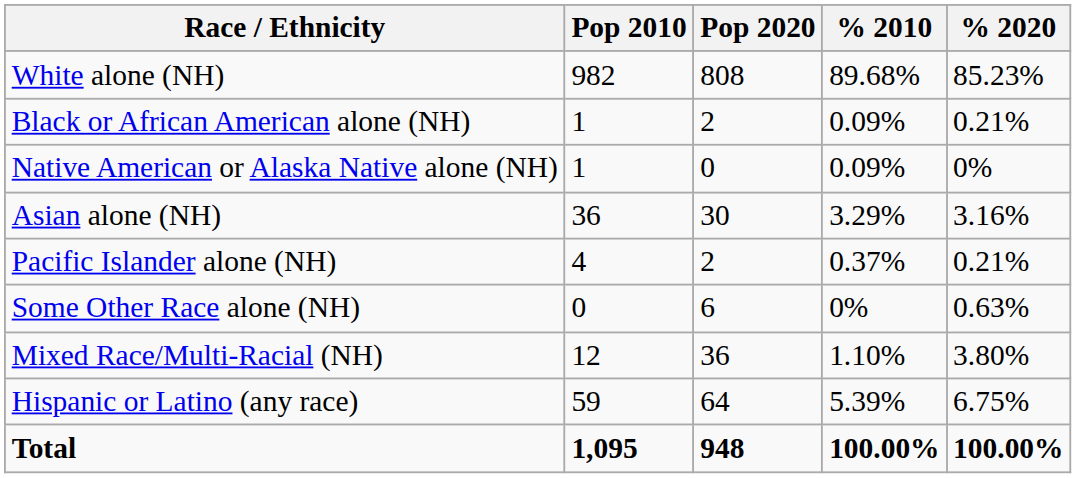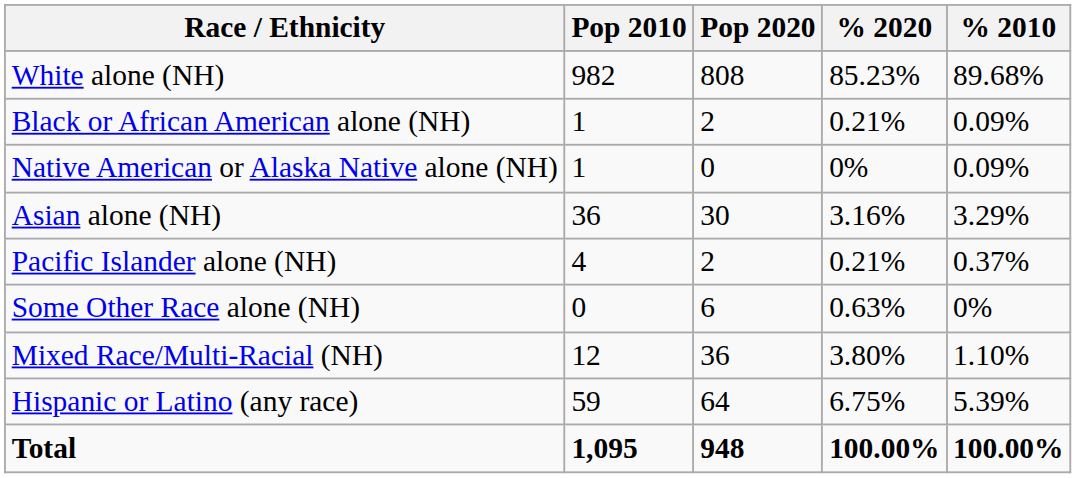columns swapped: (884, 27) <-> (1008, 27)
